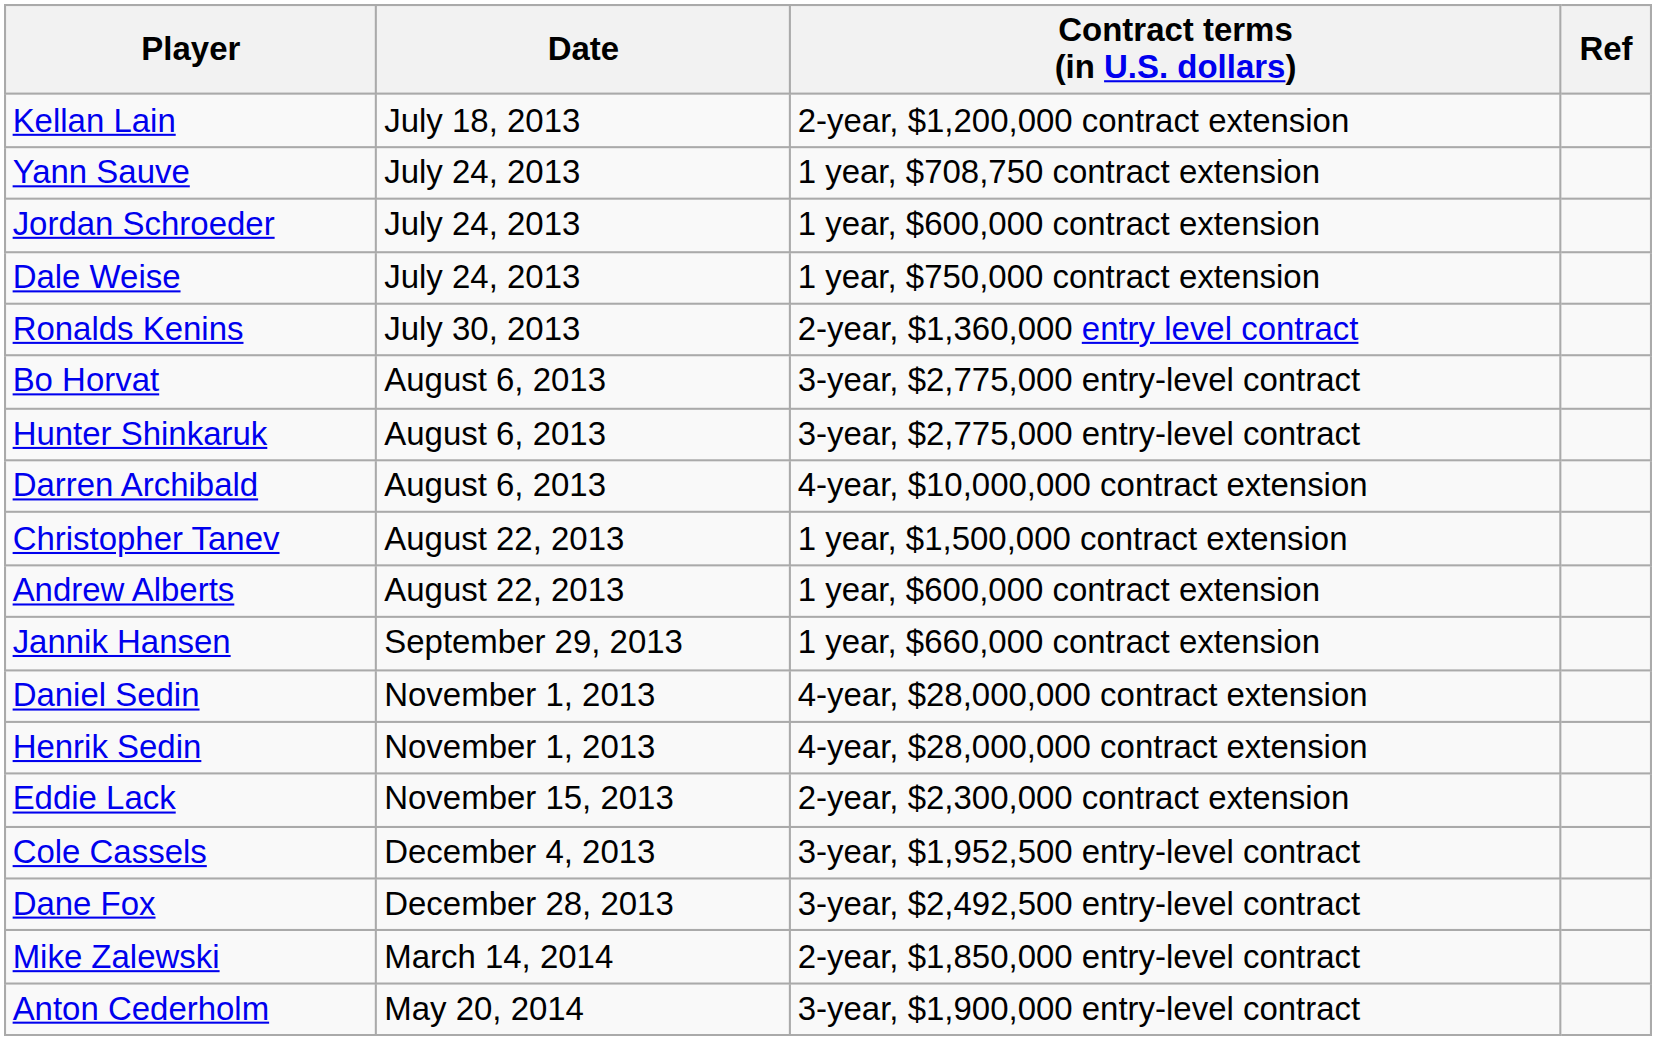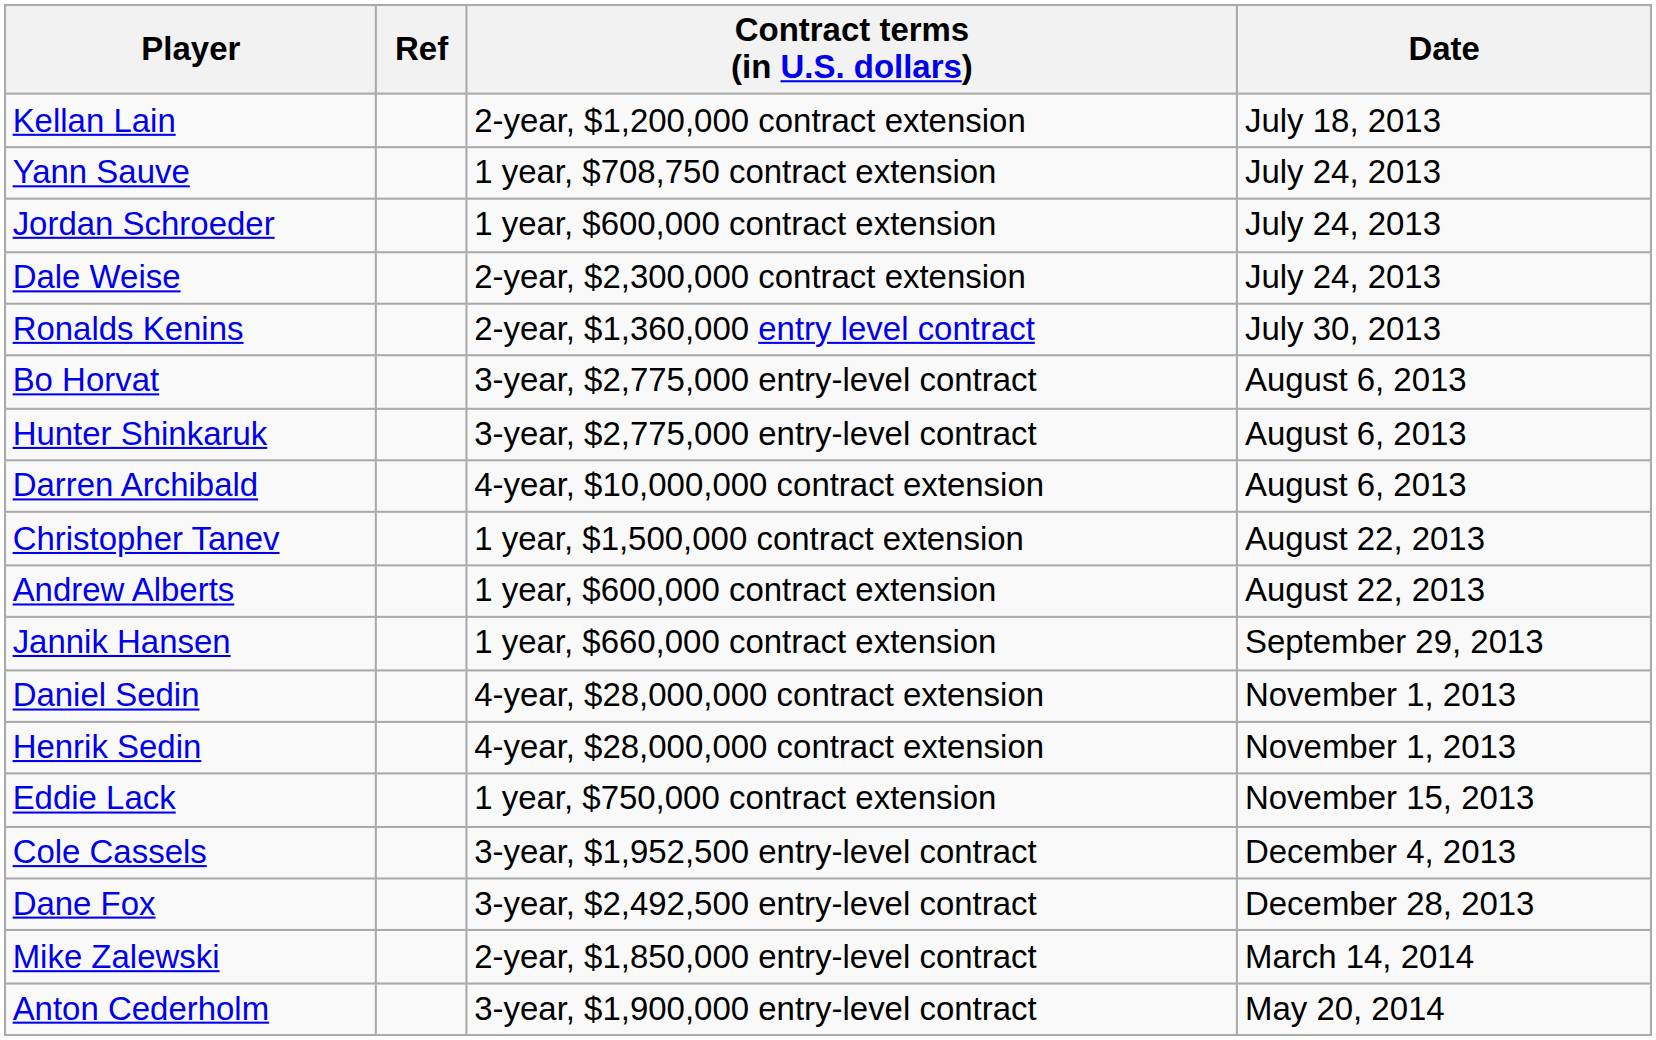columns swapped: (583, 49) <-> (1606, 49)
(1059, 276) 1 year, $750,000 contract extension -> (750, 276) 2-year, $2,300,000 contract extension
(1074, 799) 2-year, $2,300,000 contract extension -> (735, 799) 1 year, $750,000 contract extension
